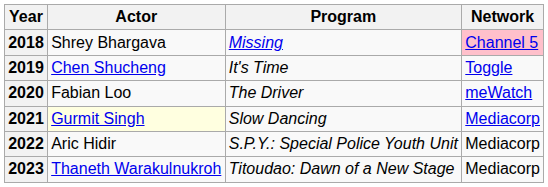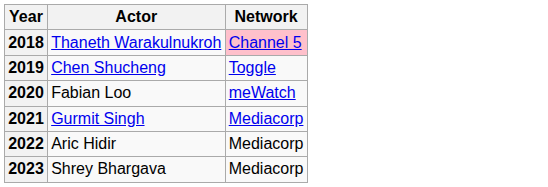- column: (343, 17)
(109, 42) Shrey Bhargava -> (136, 42) Thaneth Warakulnukroh
(98, 118) lightyellow background -> (98, 118) no background
(136, 169) Thaneth Warakulnukroh -> (109, 169) Shrey Bhargava
